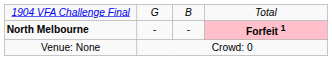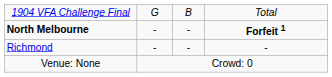(266, 30) pink background -> (266, 30) no background
+ row: (30, 47)
